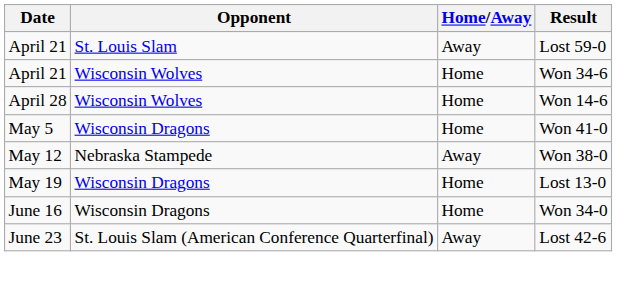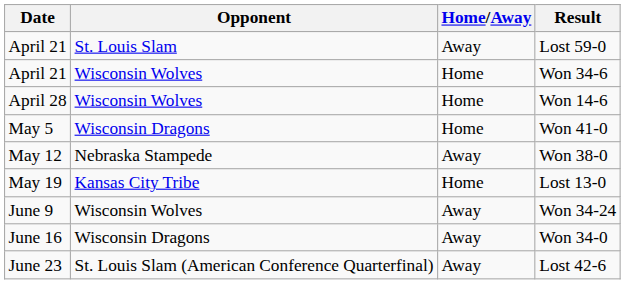(142, 182) Wisconsin Dragons -> (137, 182) Kansas City Tribe
+ row: (578, 210)
(463, 210) Home -> (461, 237) Away
